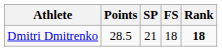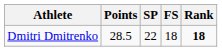(151, 35) 21 -> (151, 35) 22
